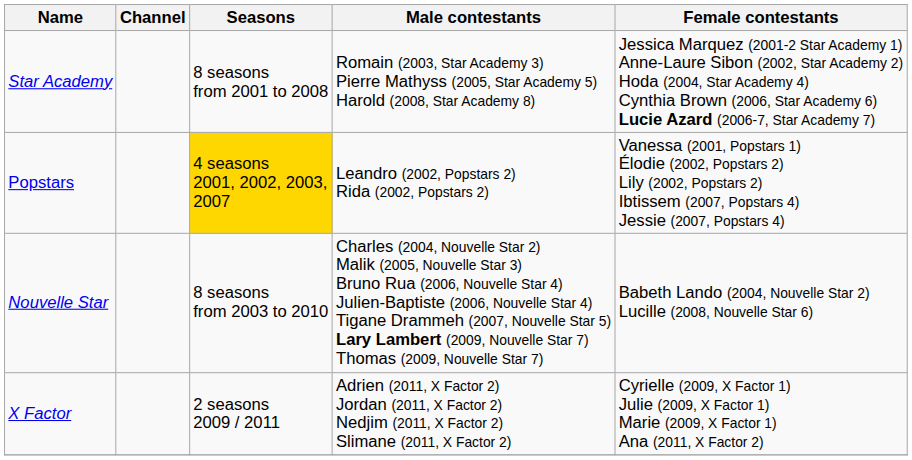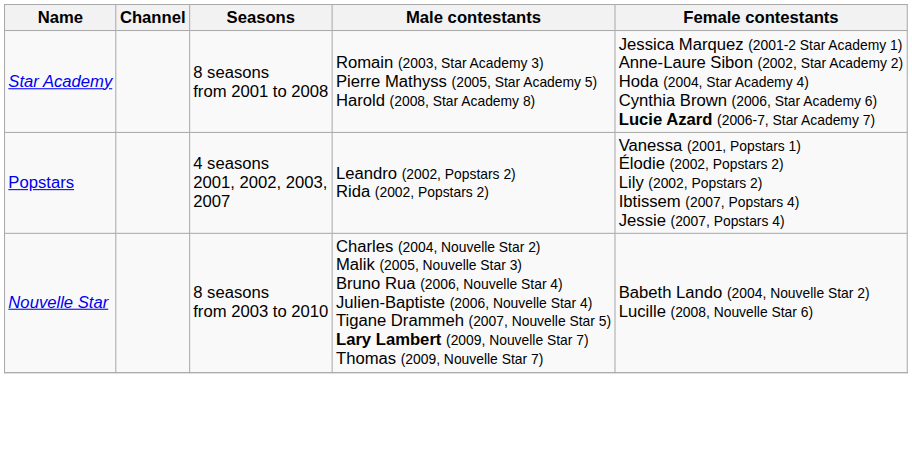(260, 182) gold background -> (260, 182) no background
- row: (40, 413)
